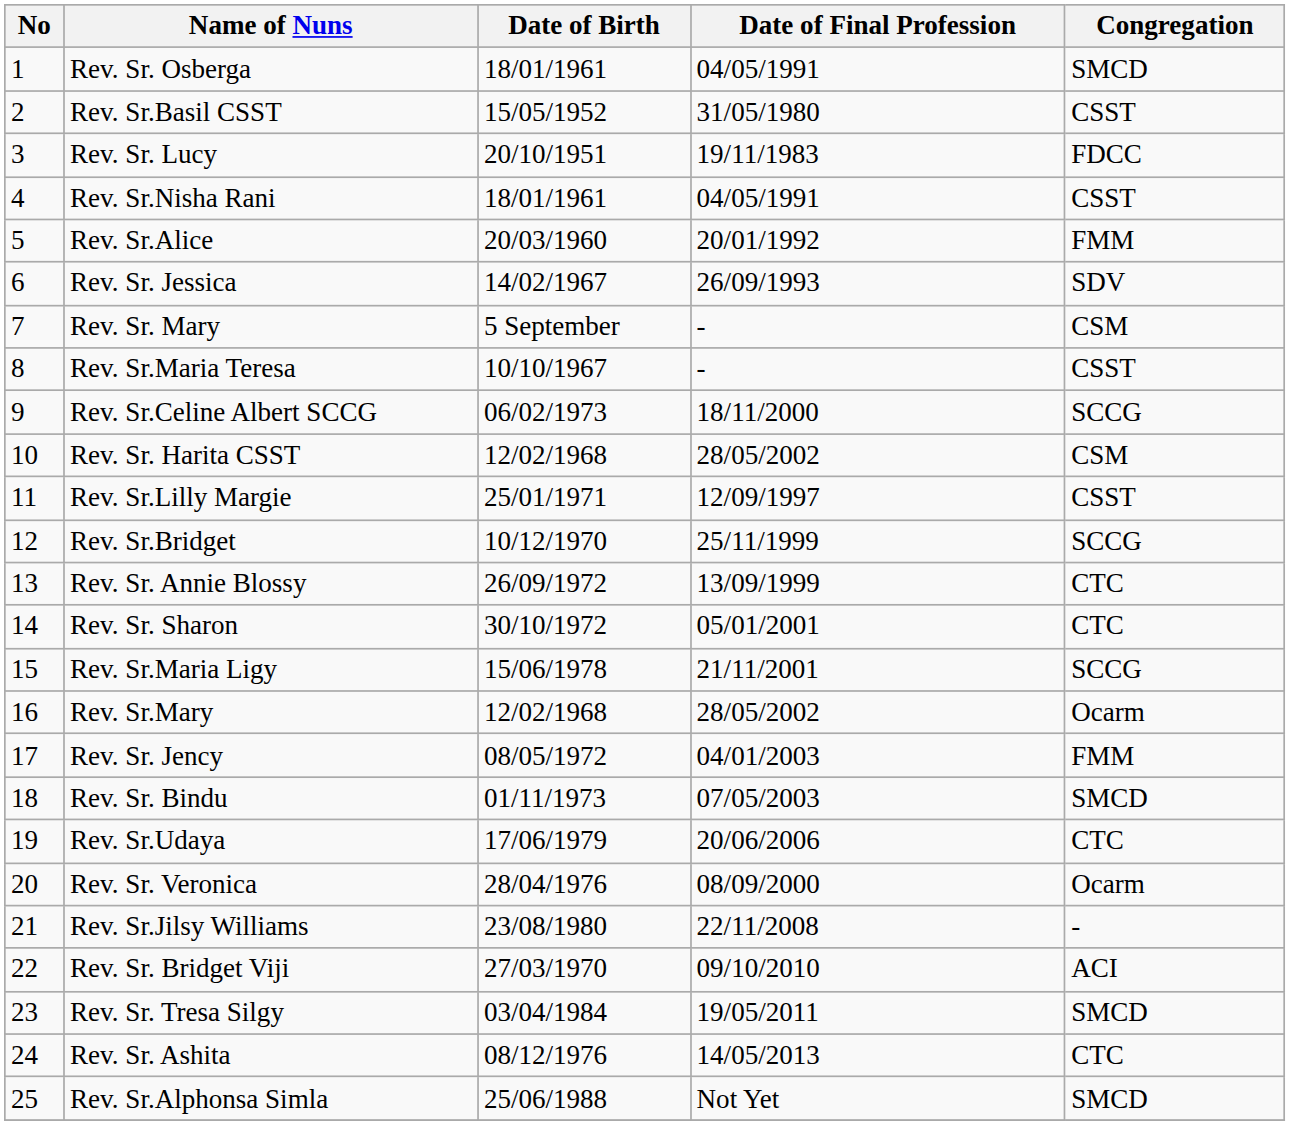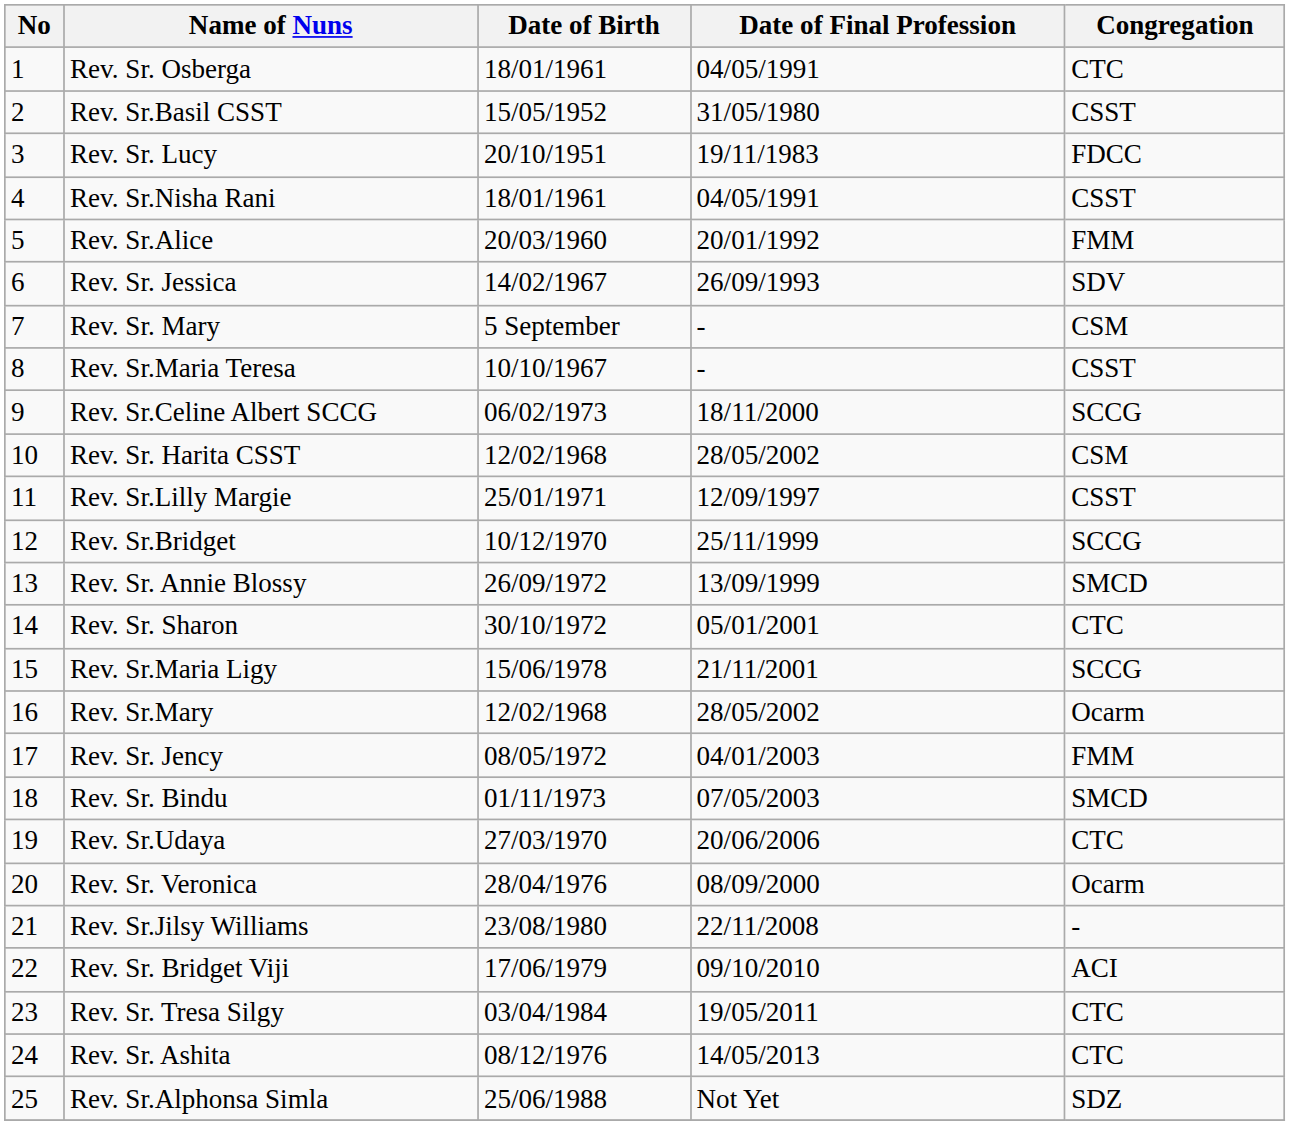(1109, 68) SMCD -> (1097, 68) CTC
(1097, 583) CTC -> (1109, 583) SMCD
(545, 840) 17/06/1979 -> (545, 840) 27/03/1970
(545, 969) 27/03/1970 -> (545, 969) 17/06/1979
(1109, 1012) SMCD -> (1097, 1012) CTC
(1109, 1098) SMCD -> (1097, 1098) SDZ
